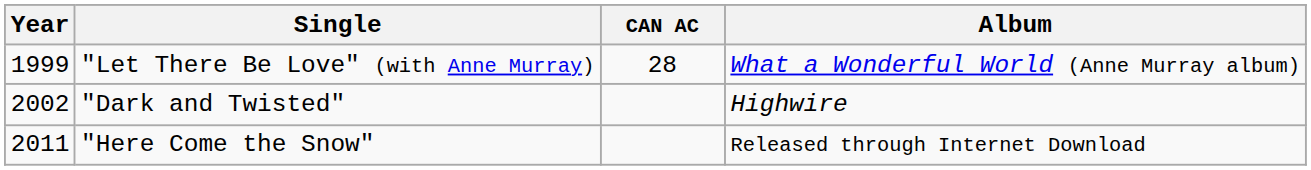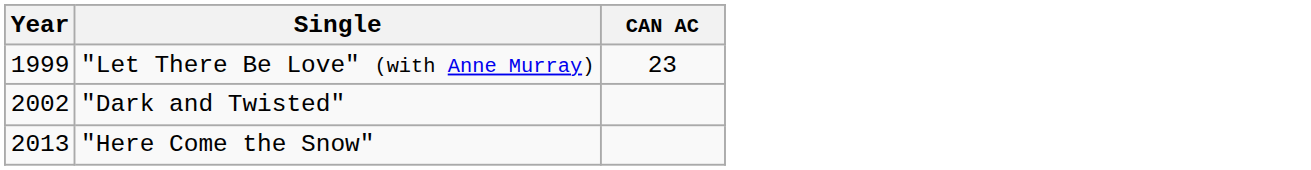- column: (1015, 25)
(662, 65) 28 -> (662, 65) 23
(40, 144) 2011 -> (40, 144) 2013
